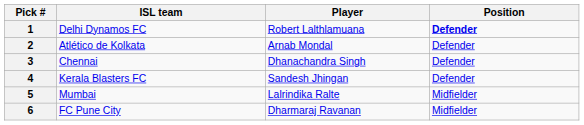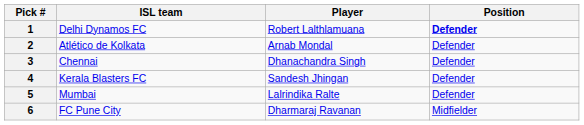(454, 95) Midfielder -> (453, 95) Defender
